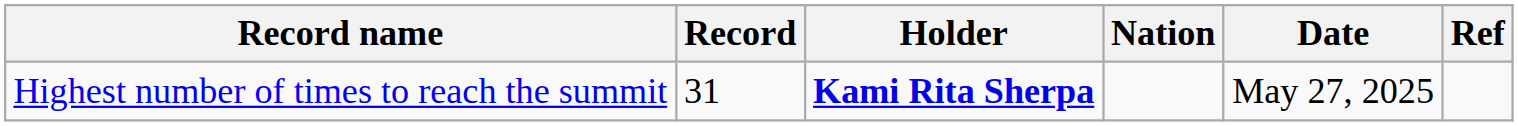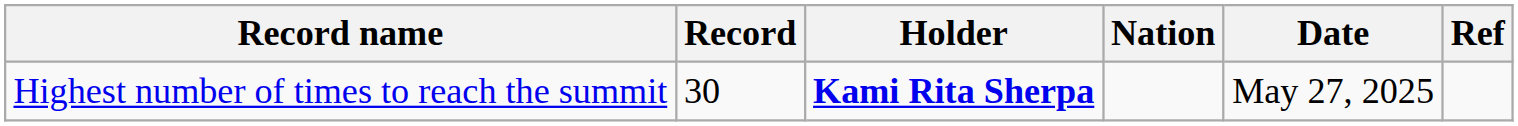(702, 90) 31 -> (702, 90) 30
